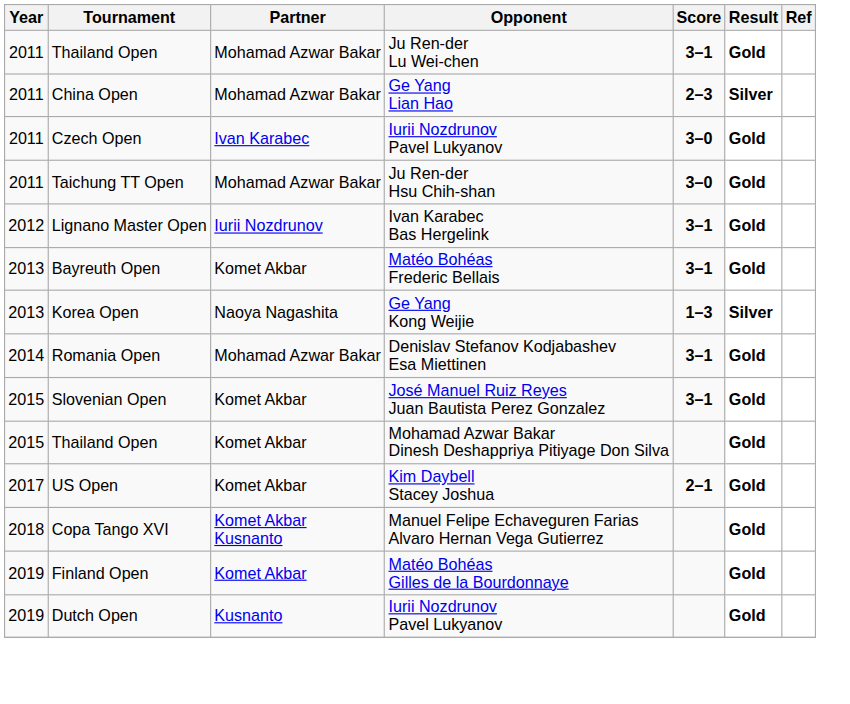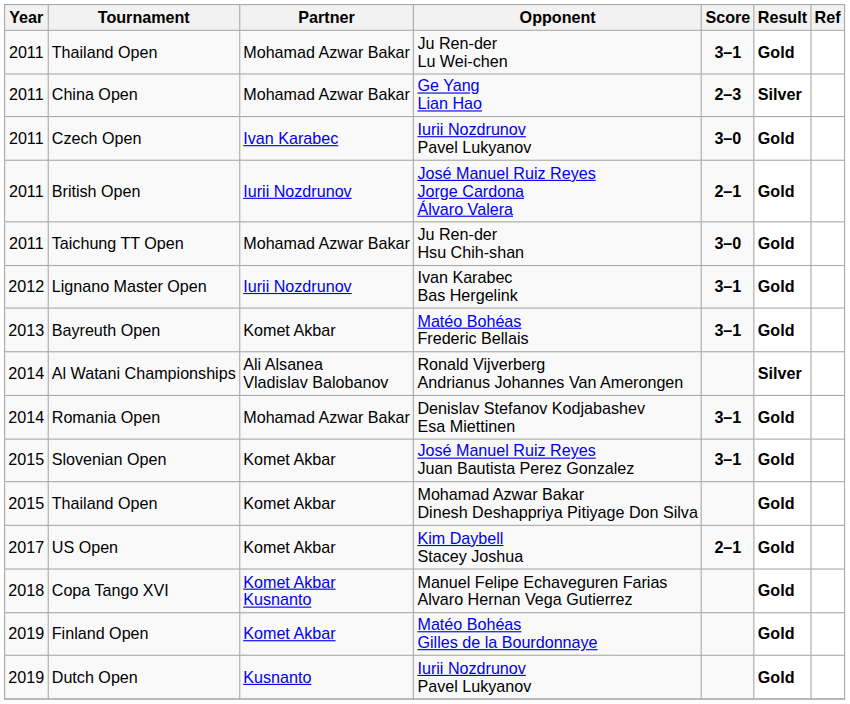+ row: (96, 191)
- row: (95, 313)
+ row: (144, 374)
